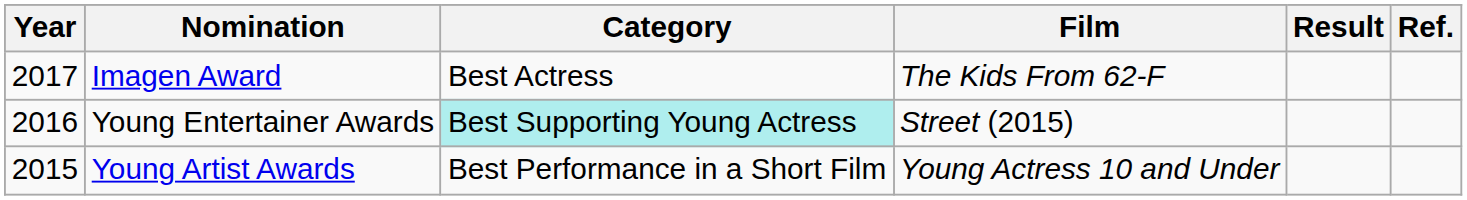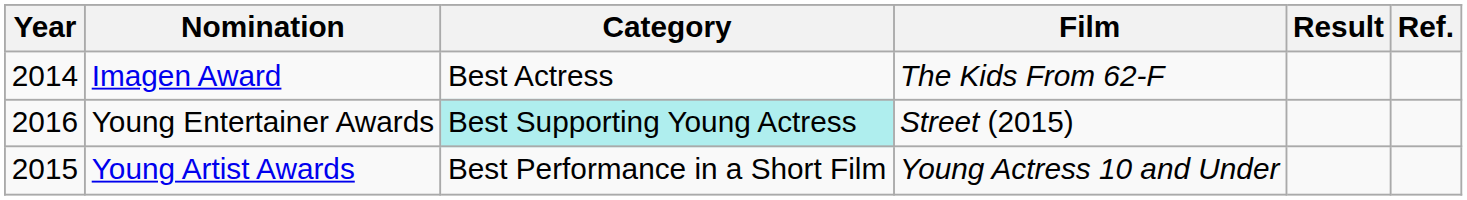(45, 75) 2017 -> (45, 75) 2014
